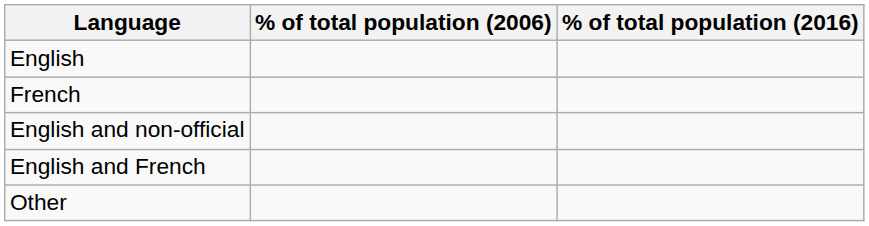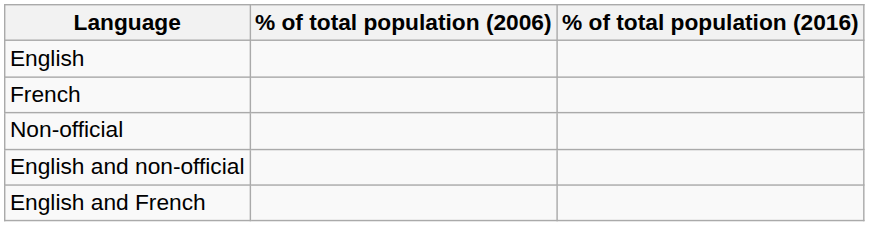+ row: (67, 130)
- row: (38, 202)
